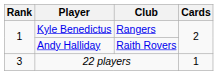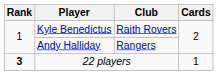(136, 29) Rangers -> (146, 29) Raith Rovers
(146, 45) Raith Rovers -> (136, 45) Rangers
(19, 62) normal -> (19, 62) bold
